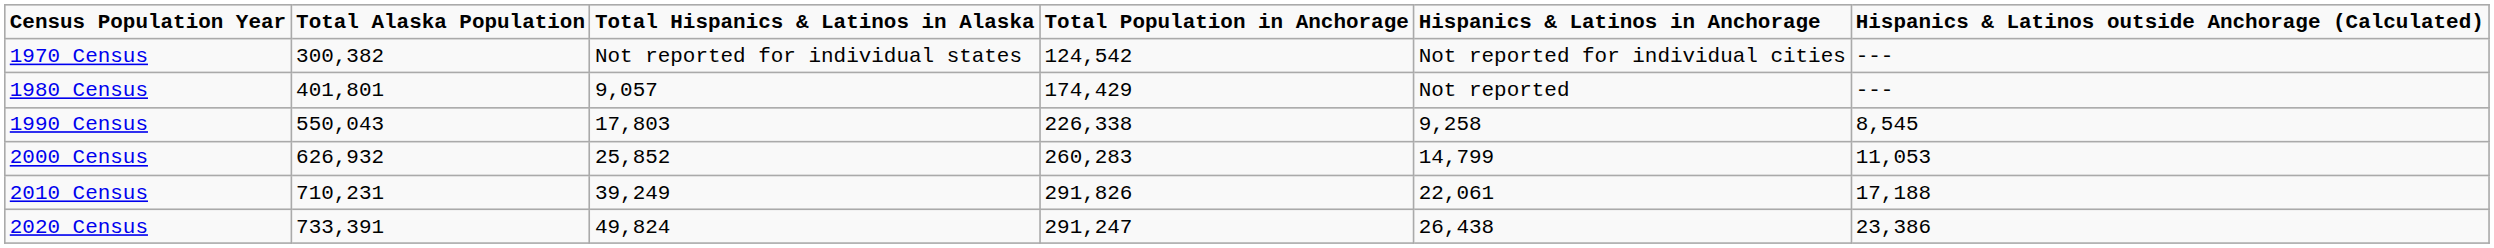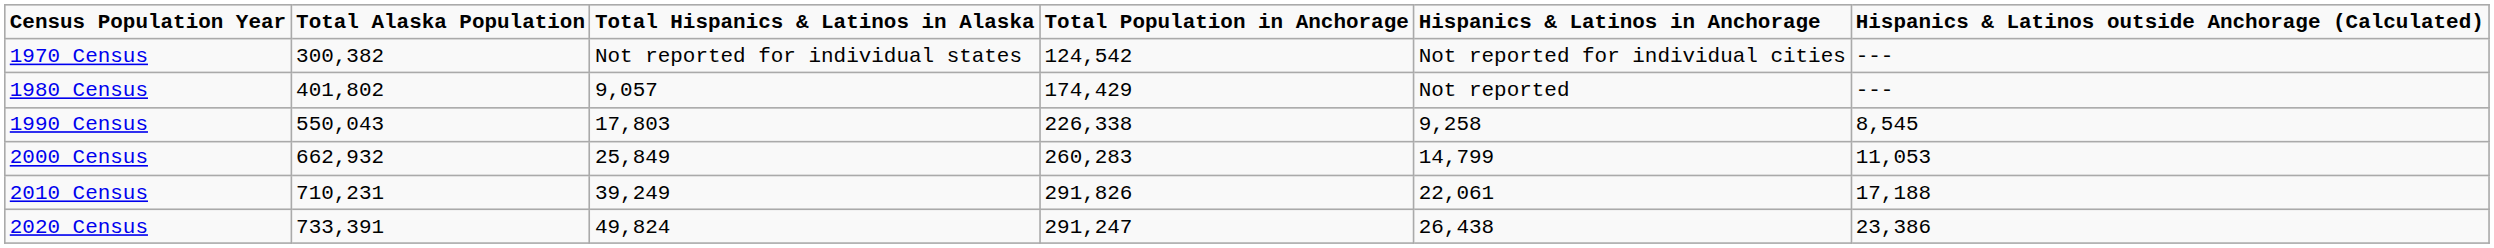(340, 90) 401,801 -> (340, 90) 401,802
(340, 158) 626,932 -> (340, 158) 662,932
(633, 158) 25,852 -> (633, 158) 25,849
